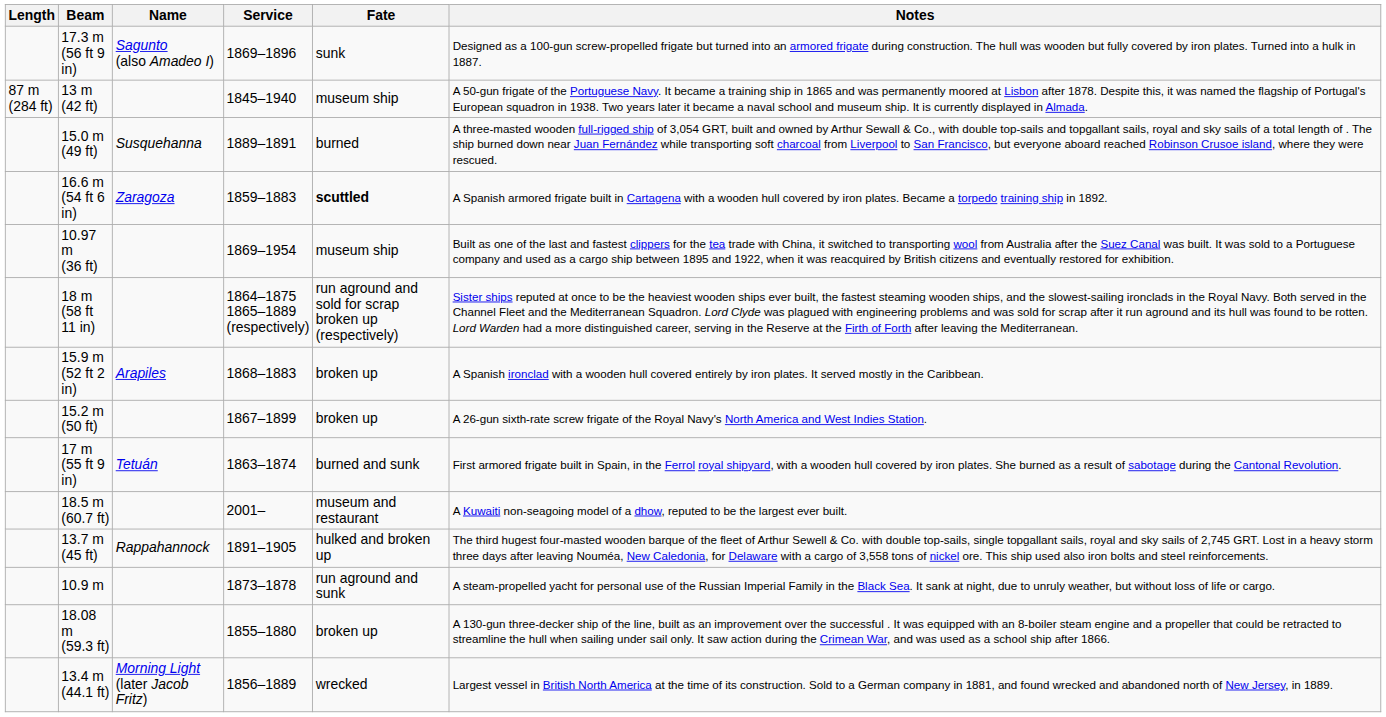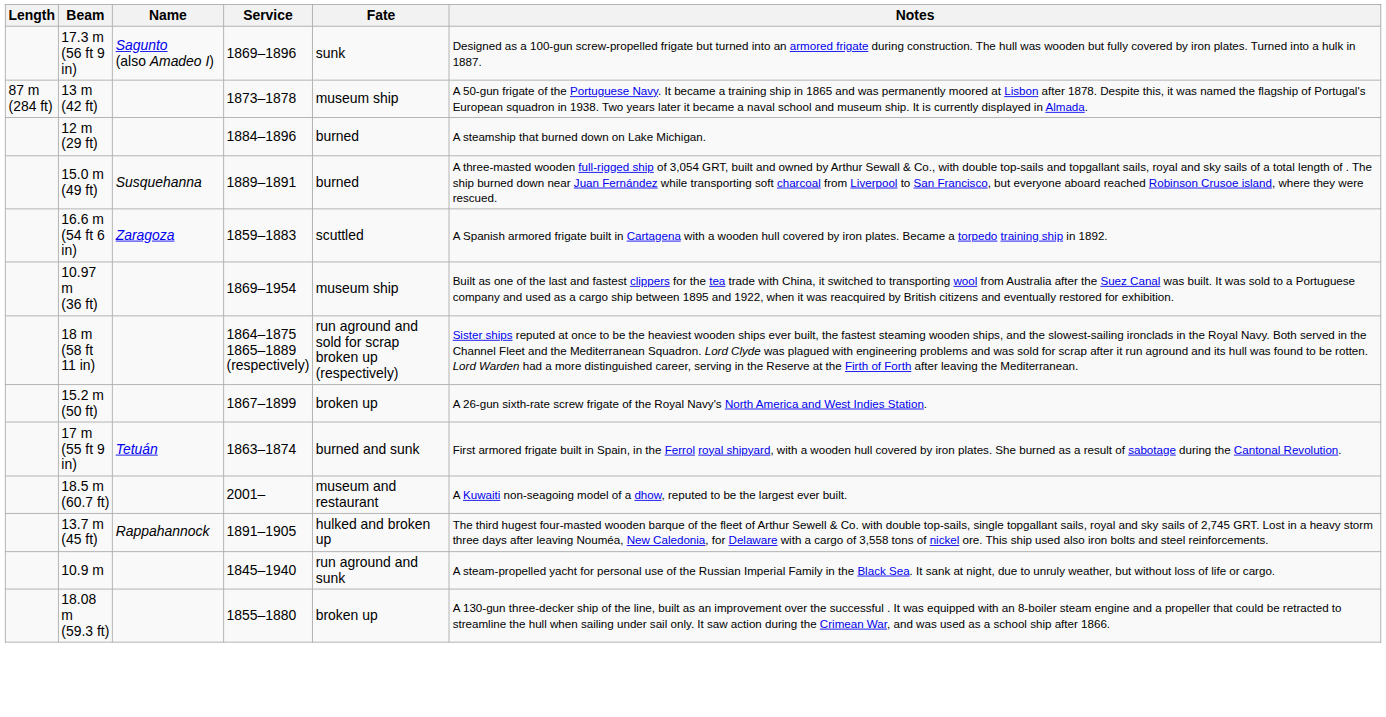(261, 98) 1845–1940 -> (261, 98) 1873–1878
+ row: (80, 136)
(342, 197) bold -> (340, 235) normal
- row: (83, 373)
(261, 585) 1873–1878 -> (261, 570) 1845–1940
- row: (85, 684)
